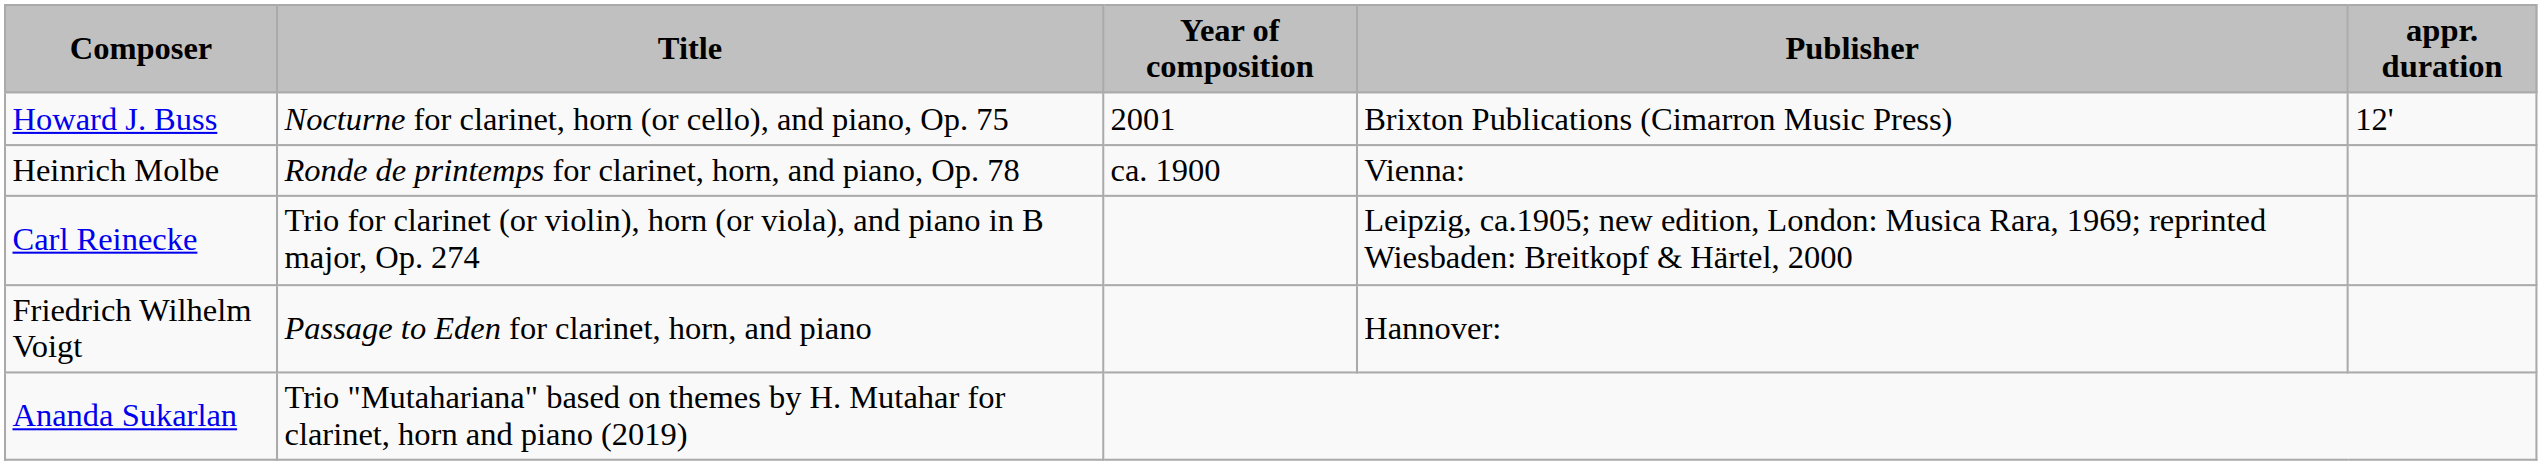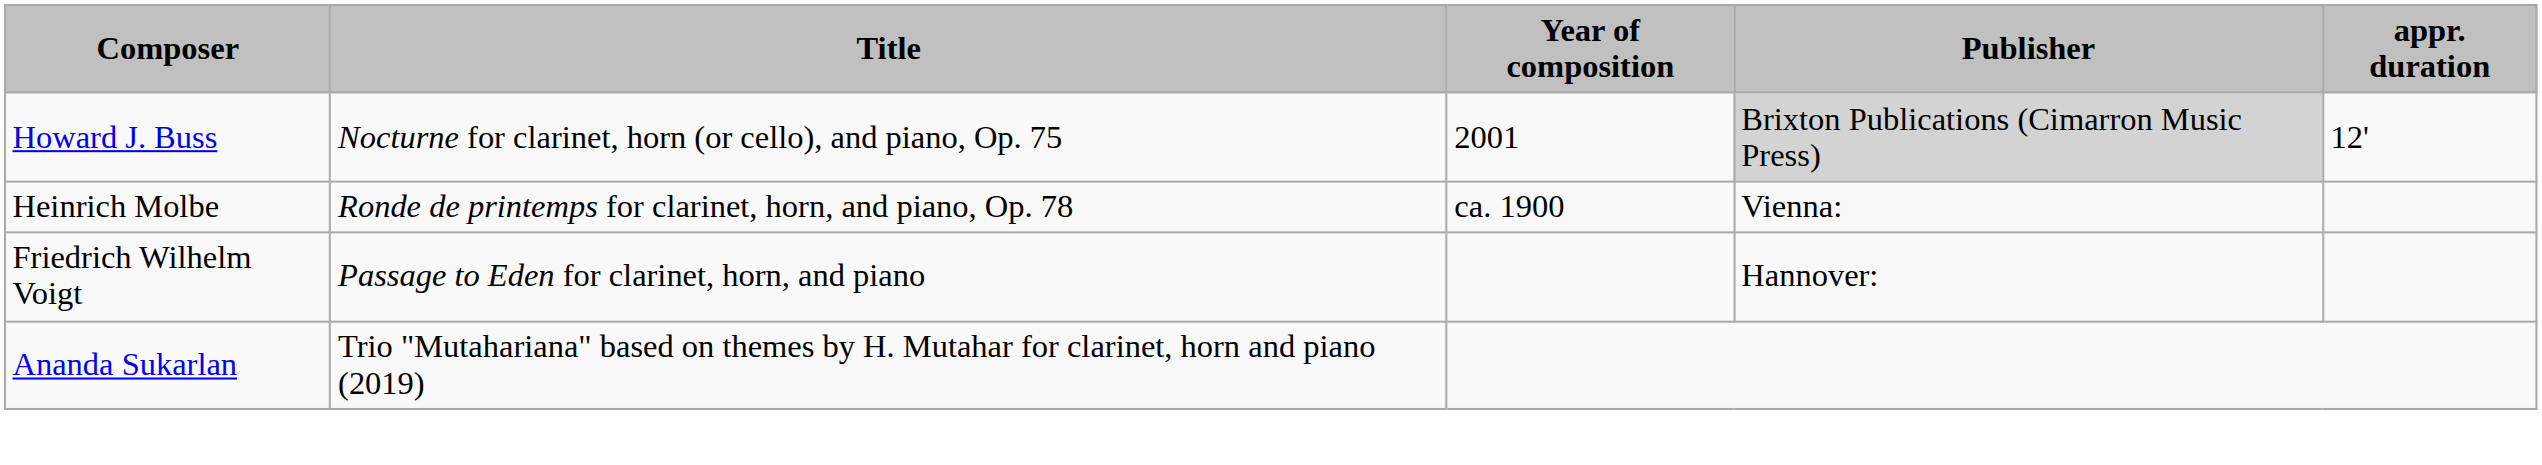(1658, 118) no background -> (1992, 136) lightgrey background
- row: (105, 239)
